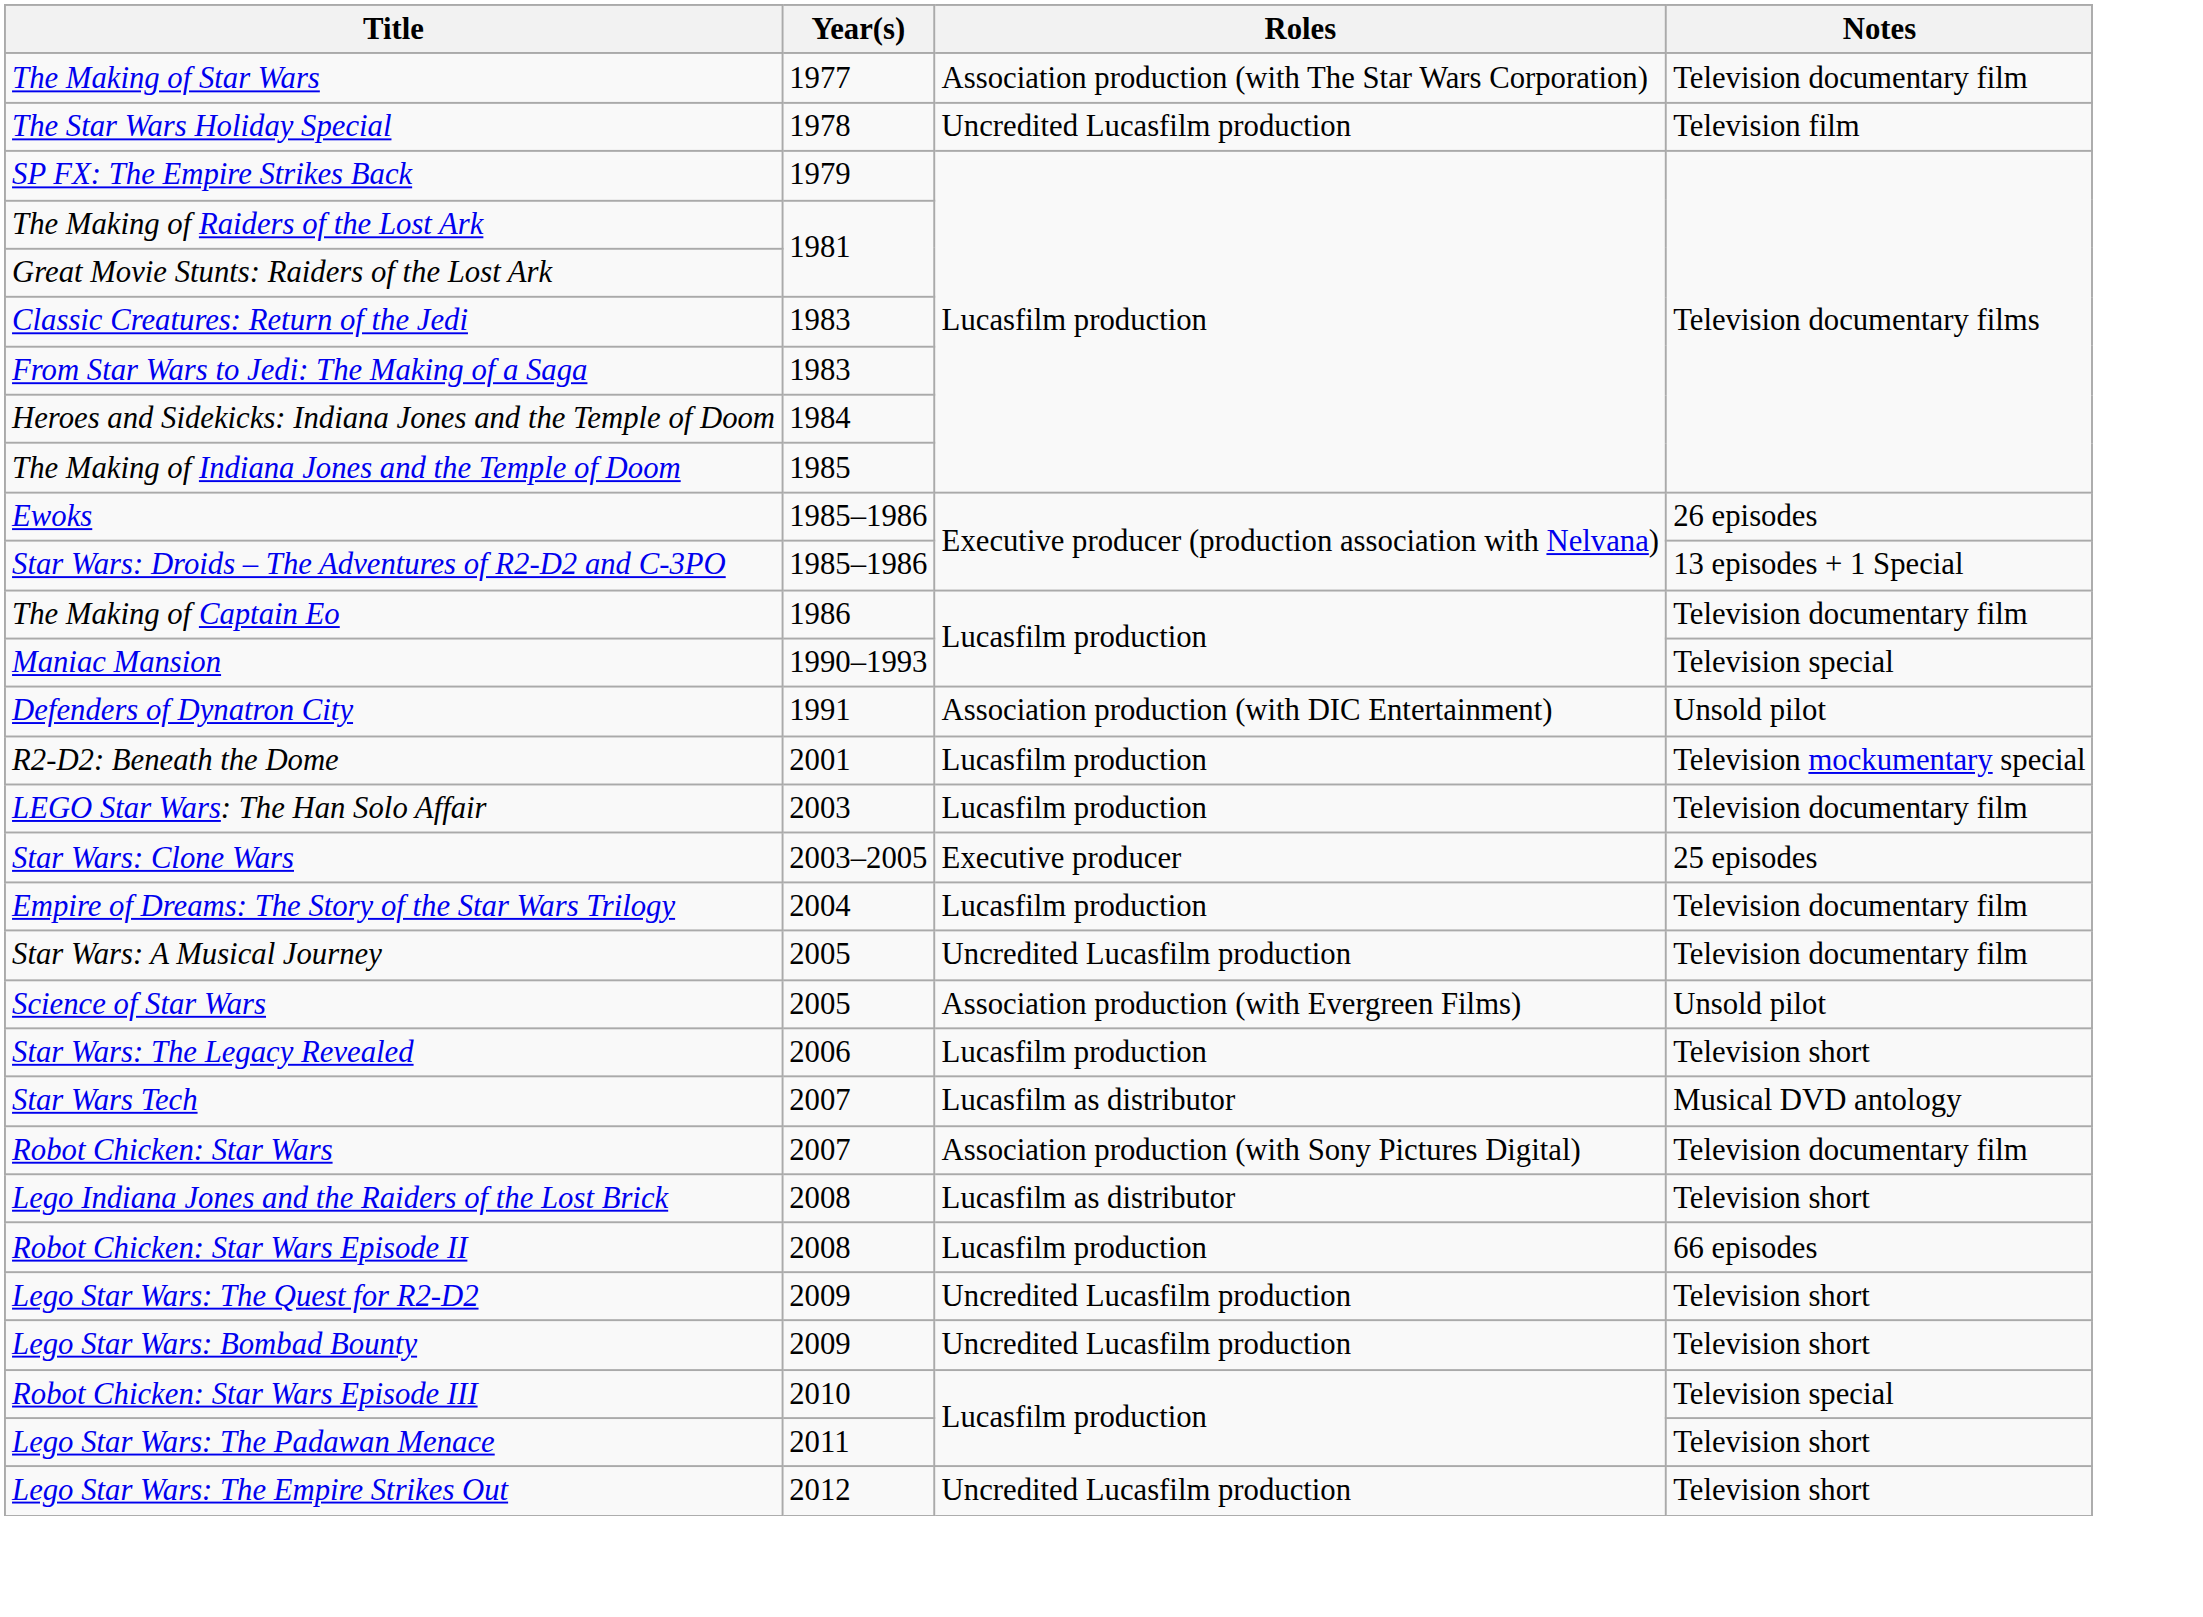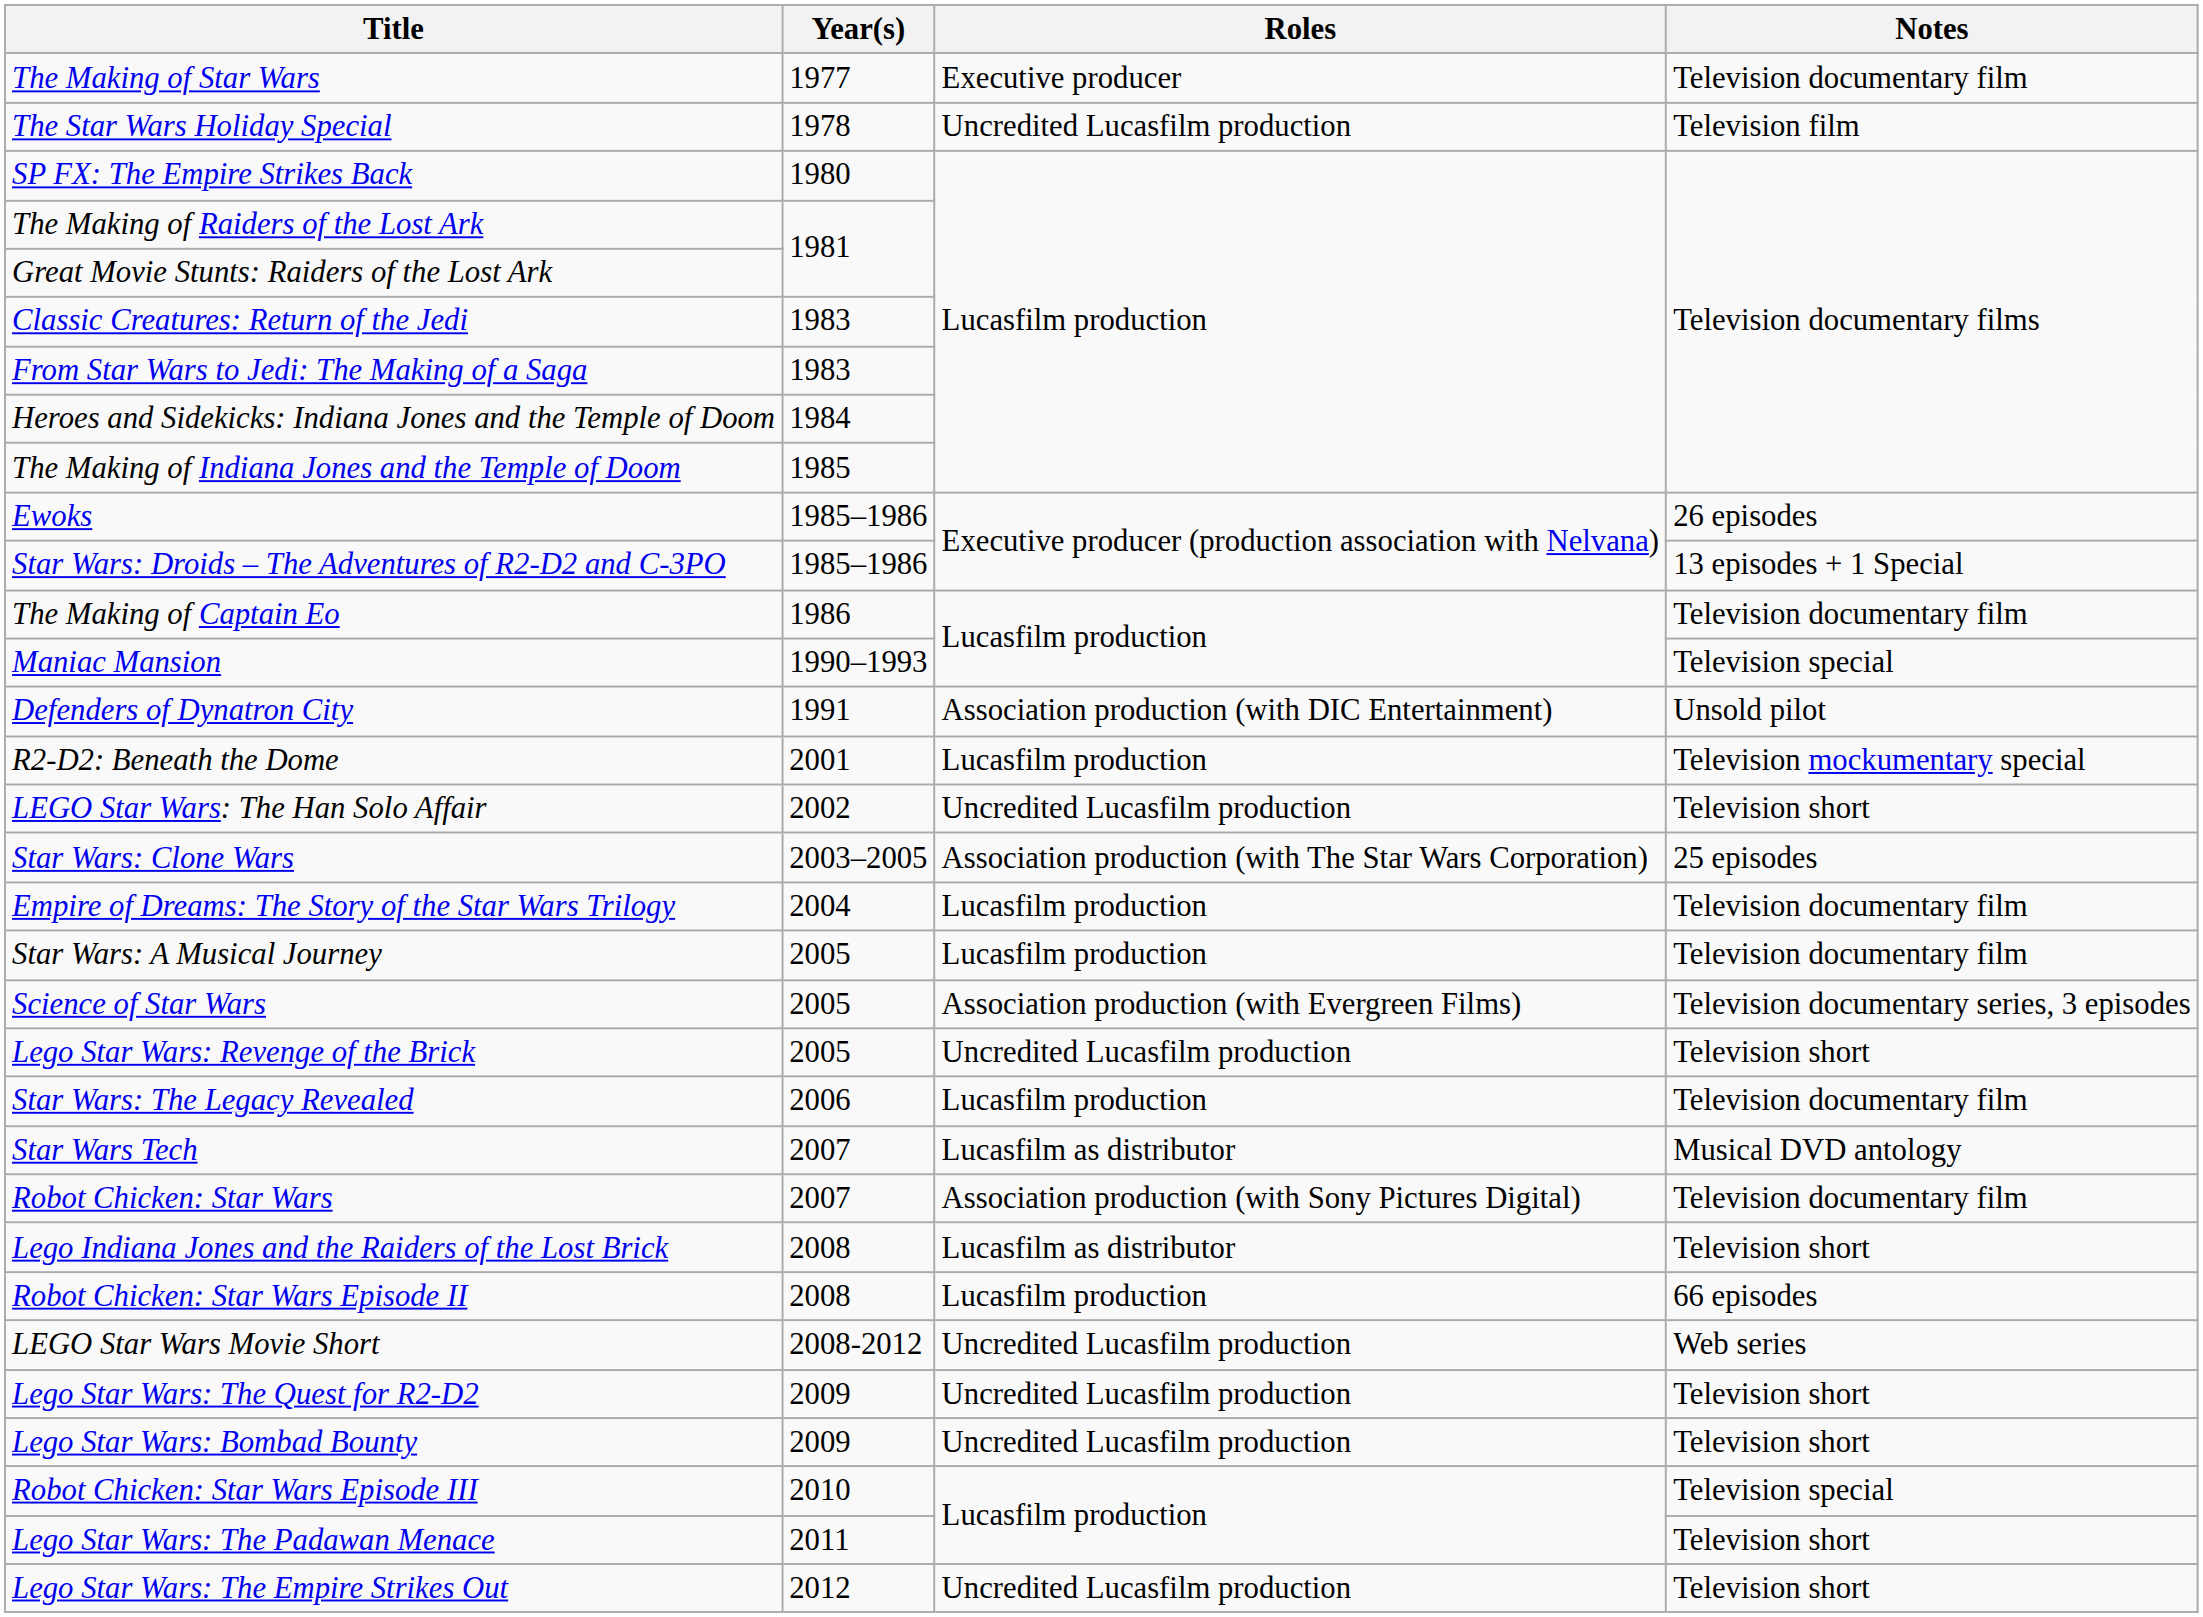(1295, 77) Association production (with The Star Wars Corporation) -> (1061, 77) Executive producer
(820, 175) 1979 -> (820, 175) 1980
(820, 808) 2003 -> (820, 808) 2002
(1074, 808) Lucasfilm production -> (1146, 808) Uncredited Lucasfilm production
(1850, 808) Television documentary film -> (1772, 808) Television short
(1061, 857) Executive producer -> (1295, 857) Association production (with The Star Wars Corporation)
(1146, 954) Uncredited Lucasfilm production -> (1074, 954) Lucasfilm production
(1750, 1003) Unsold pilot -> (1932, 1003) Television documentary series, 3 episodes
+ row: (244, 1051)
(1772, 1051) Television short -> (1850, 1100) Television documentary film
+ row: (196, 1344)
